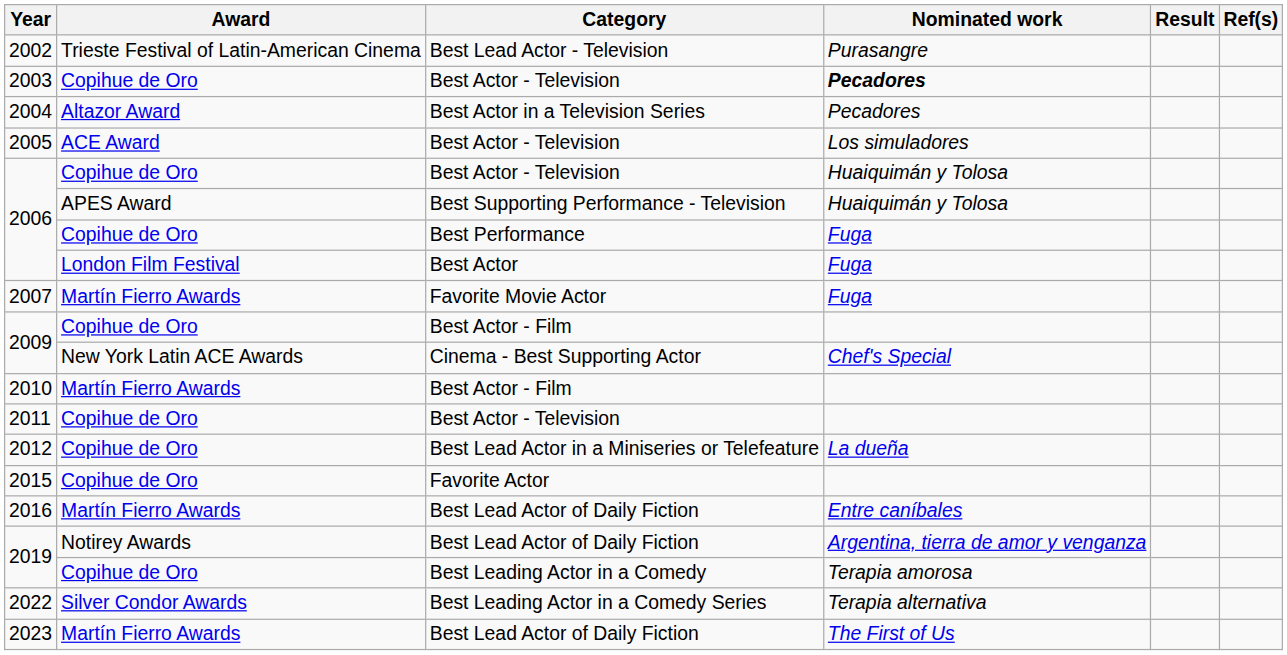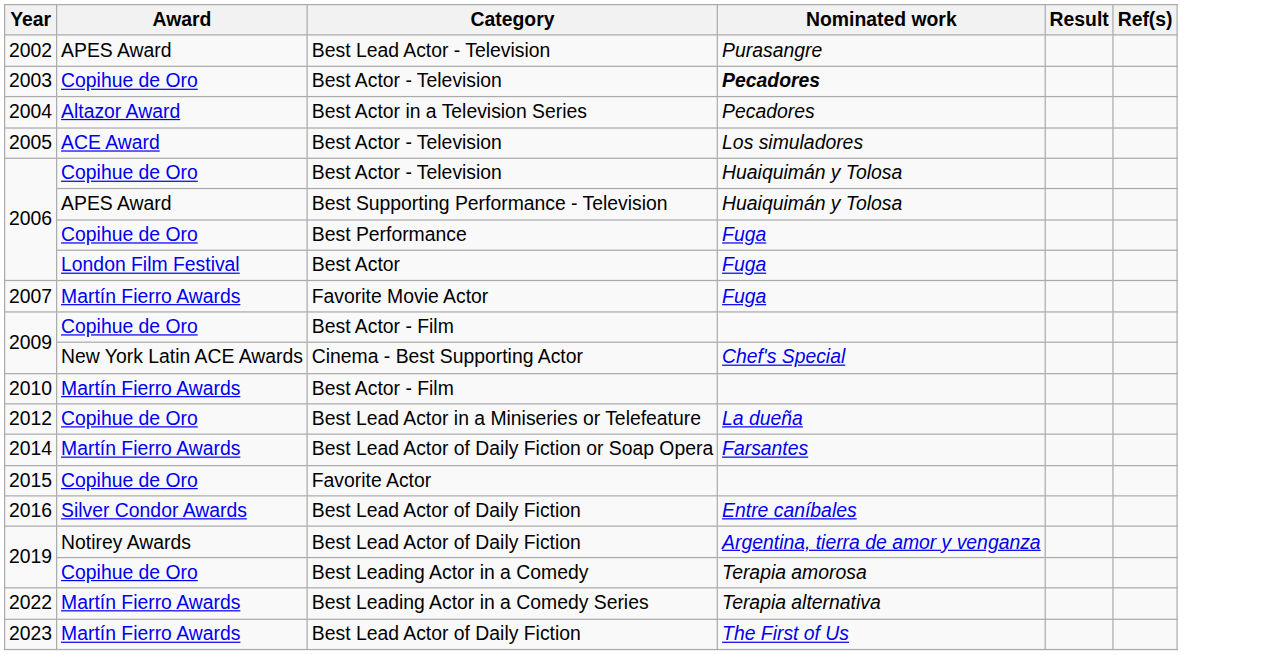(241, 50) Trieste Festival of Latin-American Cinema -> (116, 50) APES Award
- row: (30, 419)
+ row: (31, 449)
(151, 511) Martín Fierro Awards -> (154, 511) Silver Condor Awards
(154, 603) Silver Condor Awards -> (151, 603) Martín Fierro Awards
